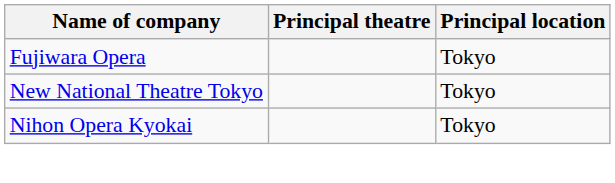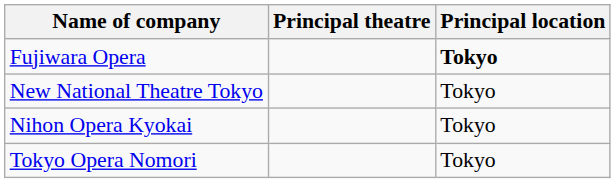(468, 56) normal -> (469, 56) bold
+ row: (103, 159)
